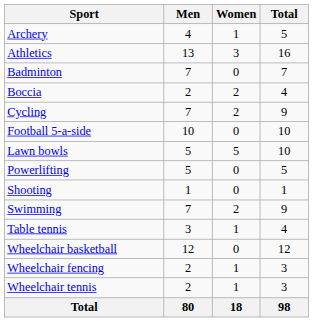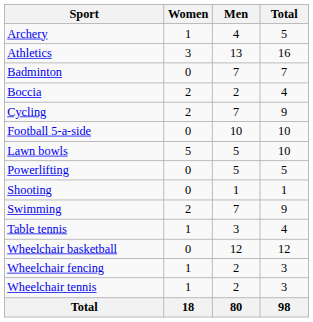columns swapped: (188, 14) <-> (236, 14)
